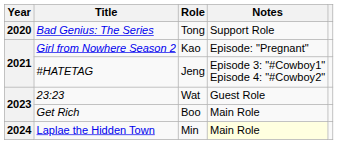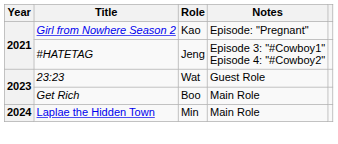- row: (95, 30)
(235, 130) lightyellow background -> (235, 113) no background
